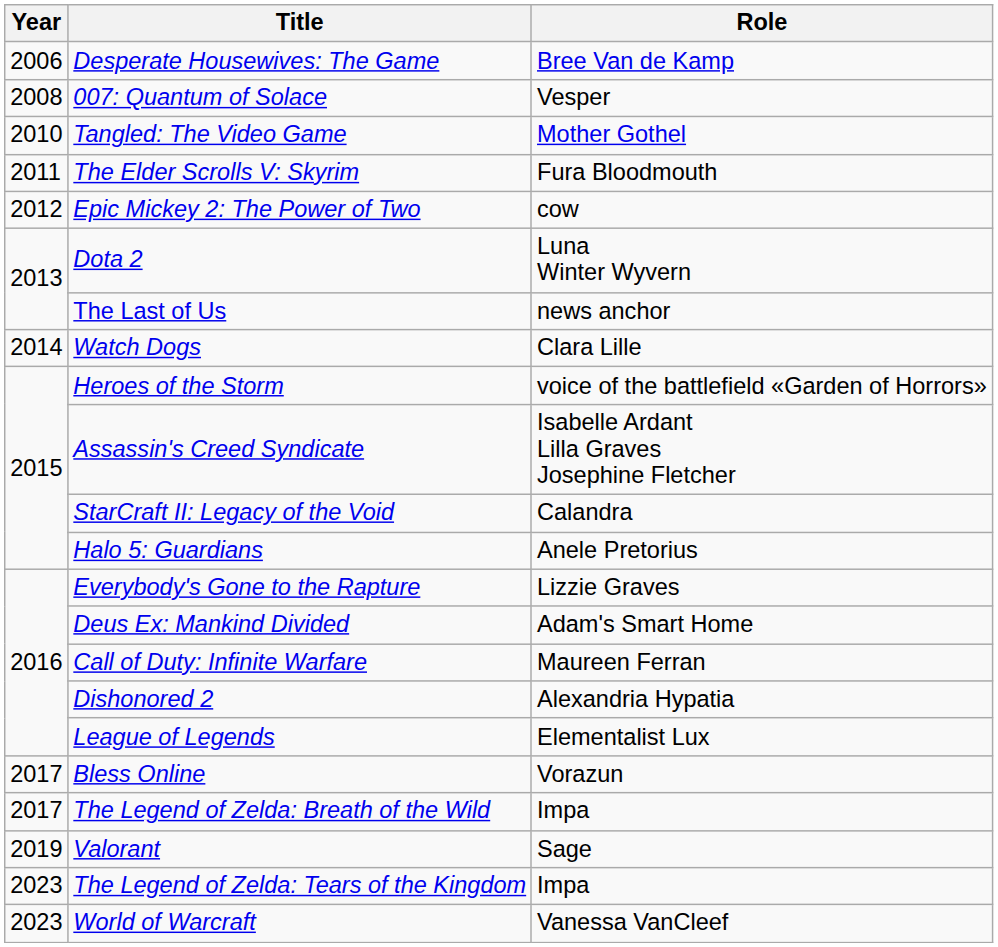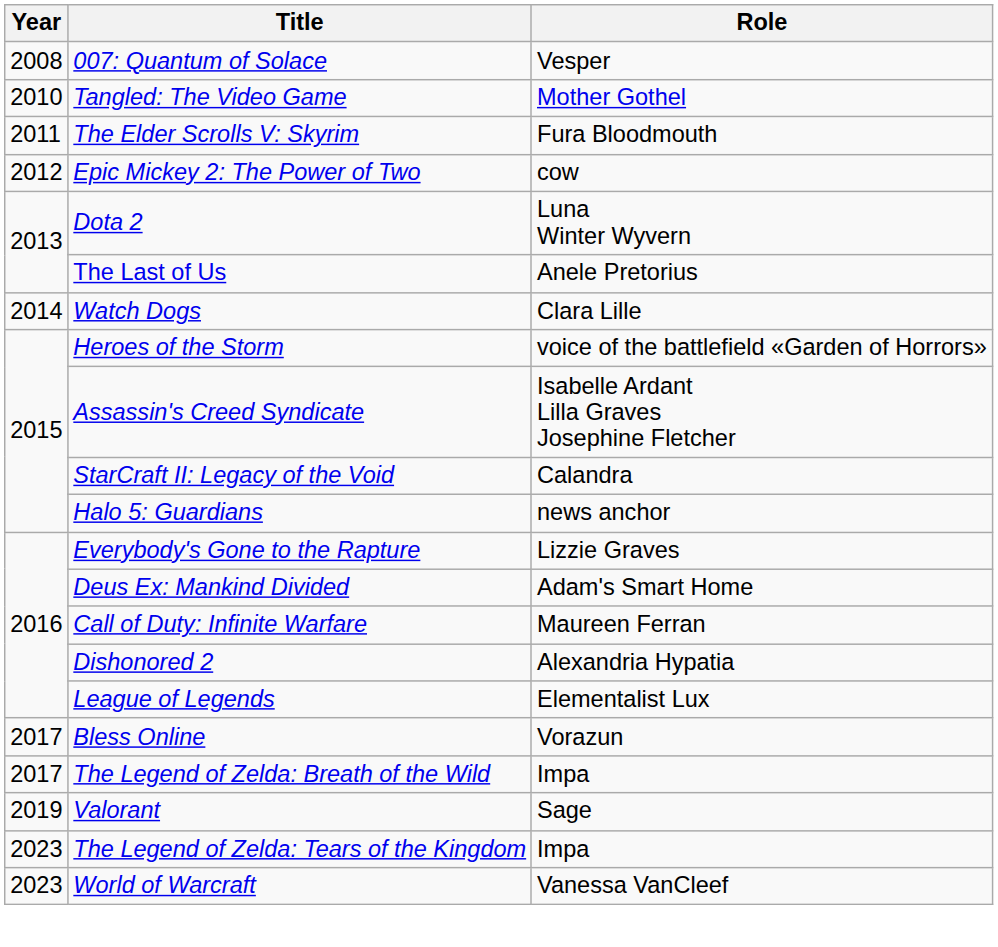- row: (256, 60)
(604, 310) news anchor -> (617, 273) Anele Pretorius
(617, 550) Anele Pretorius -> (604, 512) news anchor
